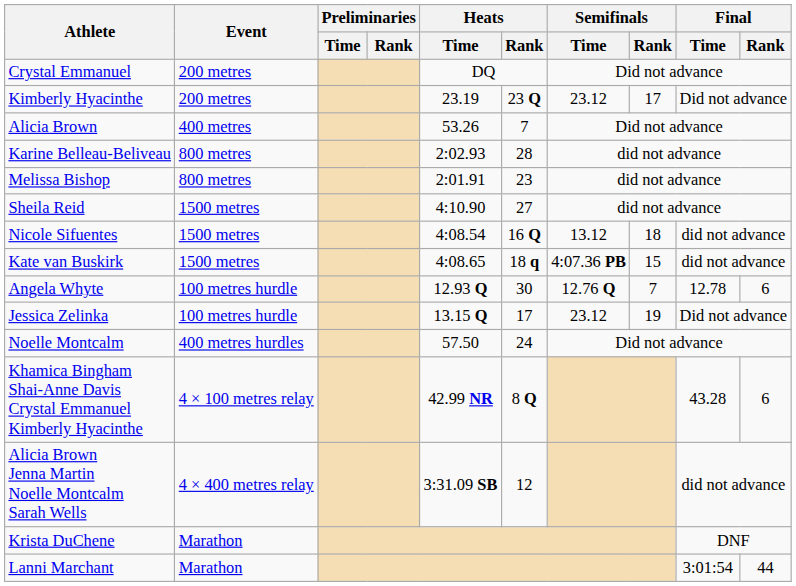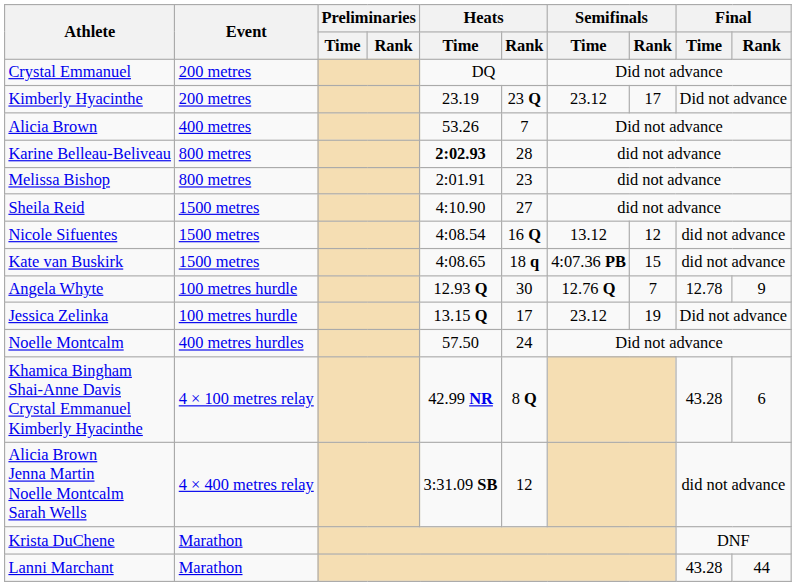(461, 153) normal -> (461, 153) bold
(653, 235) 18 -> (653, 235) 12
(765, 289) 6 -> (762, 289) 9
(708, 567) 3:01:54 -> (704, 567) 43.28
